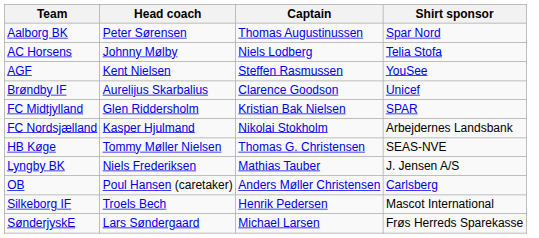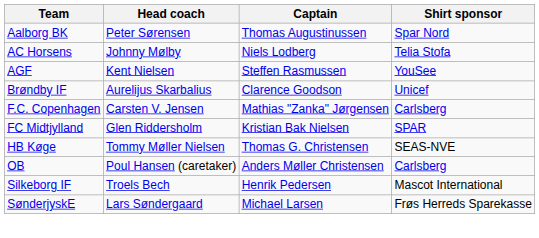+ row: (54, 109)
- row: (52, 128)
- row: (36, 166)
